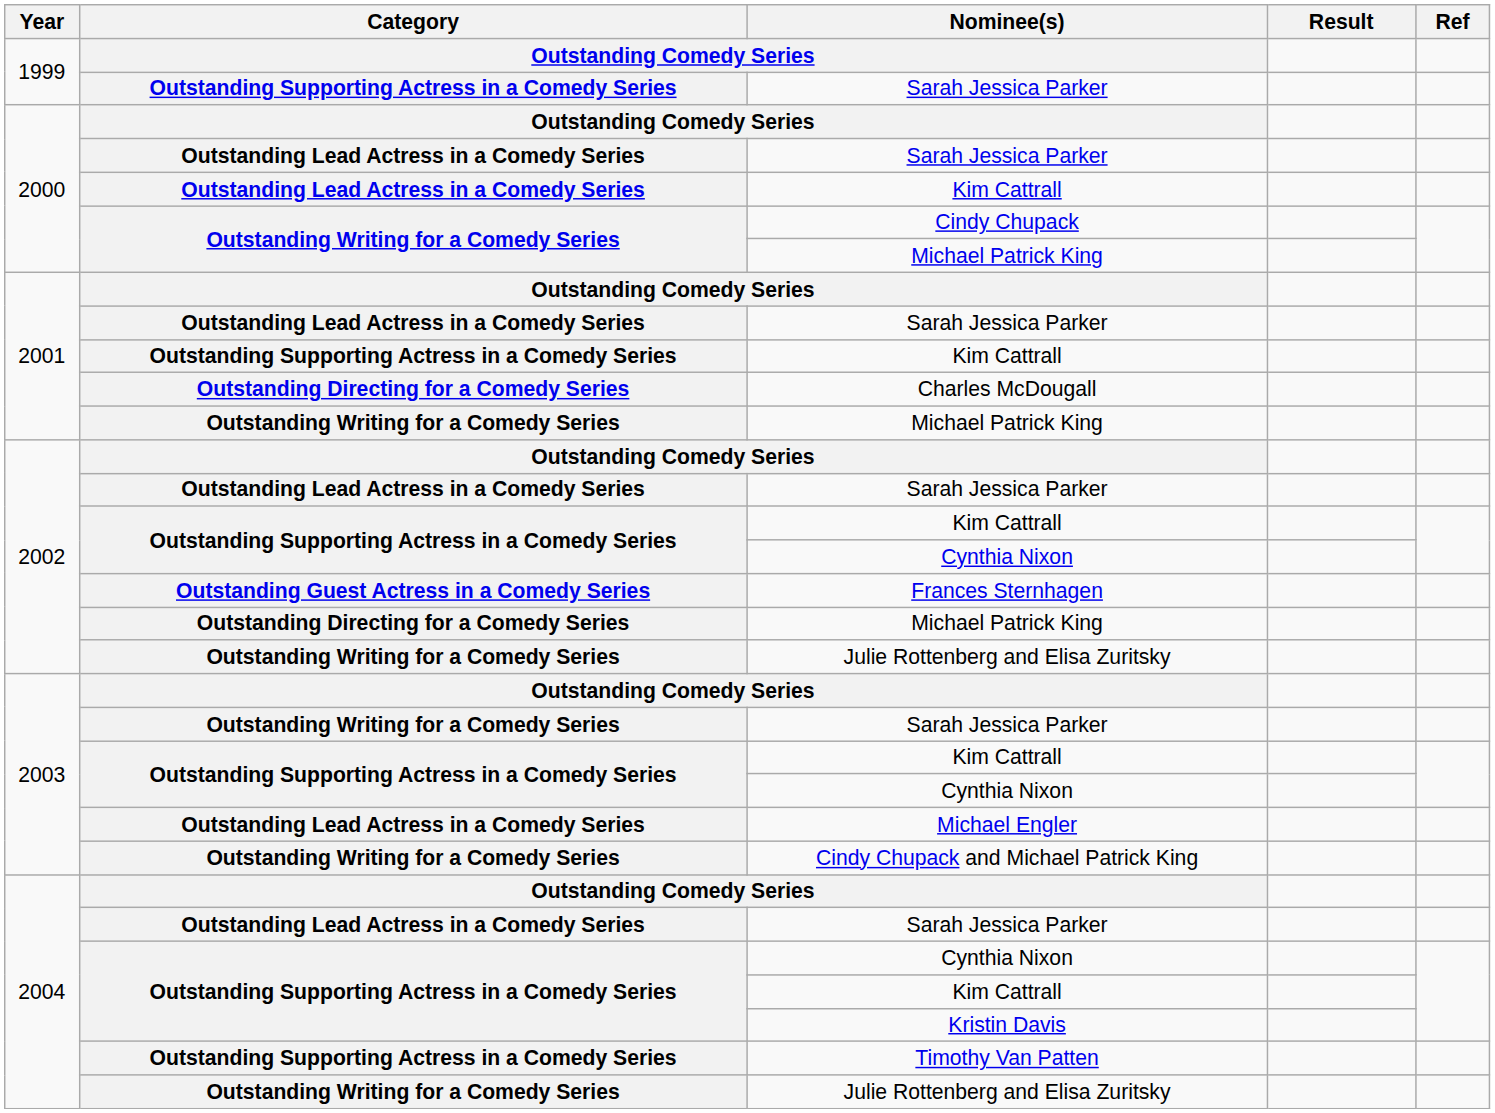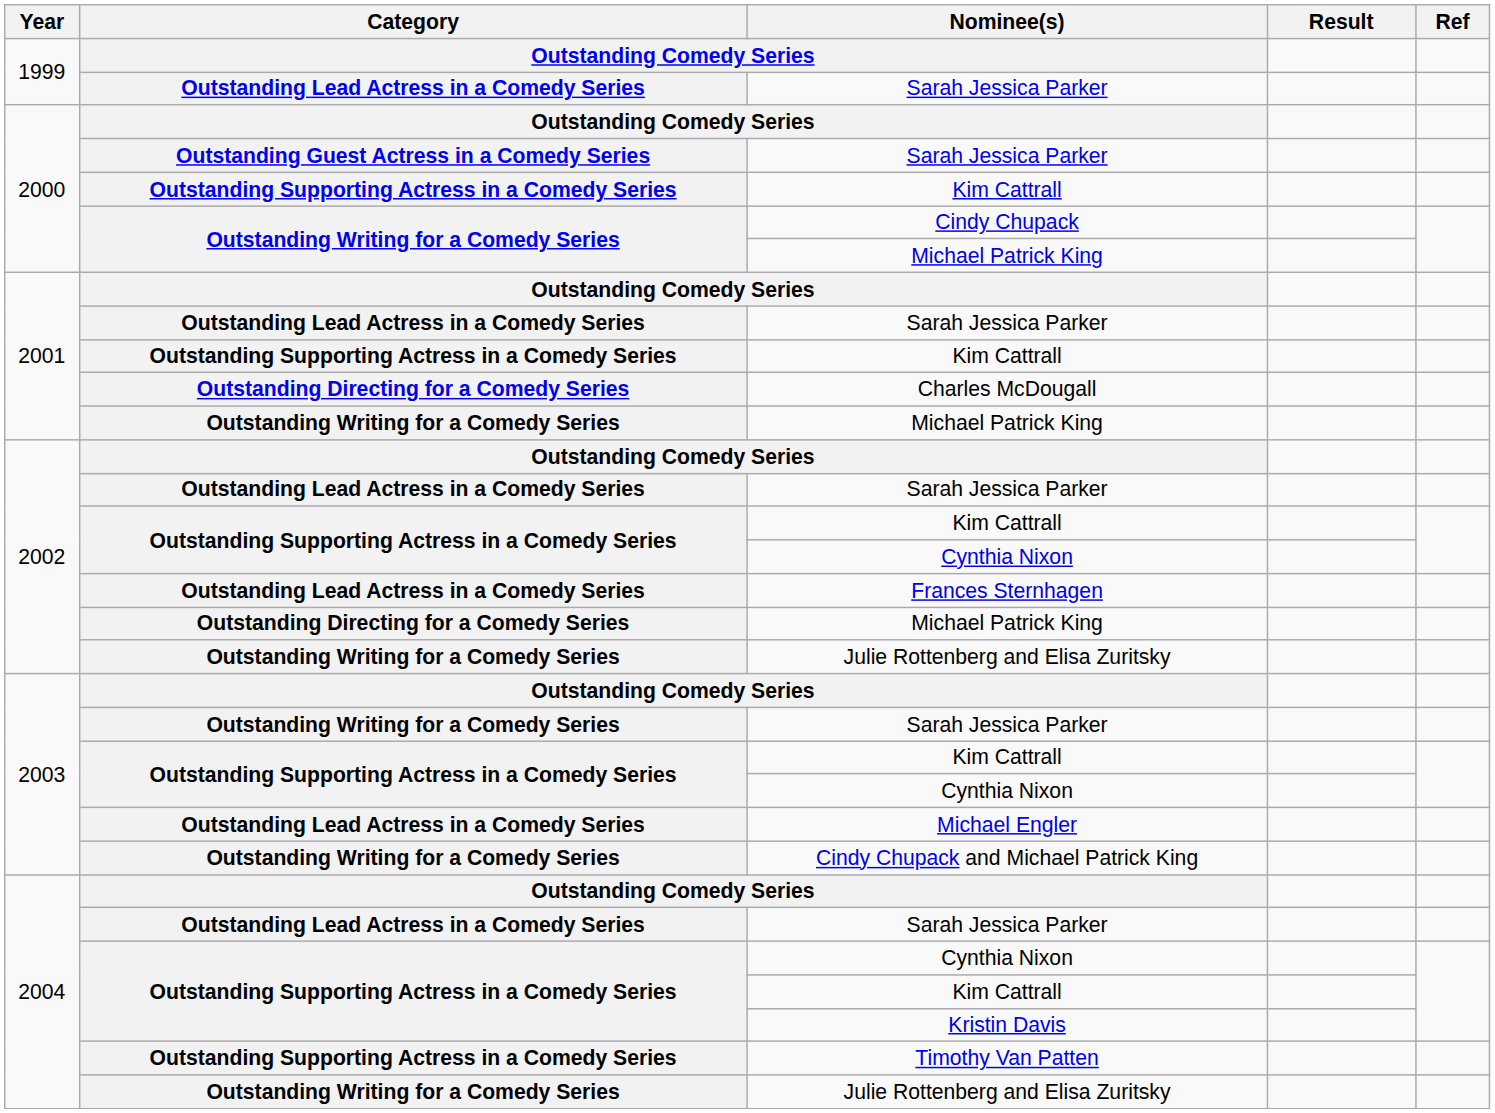(413, 89) Outstanding Supporting Actress in a Comedy Series -> (413, 89) Outstanding Lead Actress in a Comedy Series
(413, 156) Outstanding Lead Actress in a Comedy Series -> (413, 156) Outstanding Guest Actress in a Comedy Series
(413, 189) Outstanding Lead Actress in a Comedy Series -> (413, 189) Outstanding Supporting Actress in a Comedy Series
(413, 590) Outstanding Guest Actress in a Comedy Series -> (413, 590) Outstanding Lead Actress in a Comedy Series
